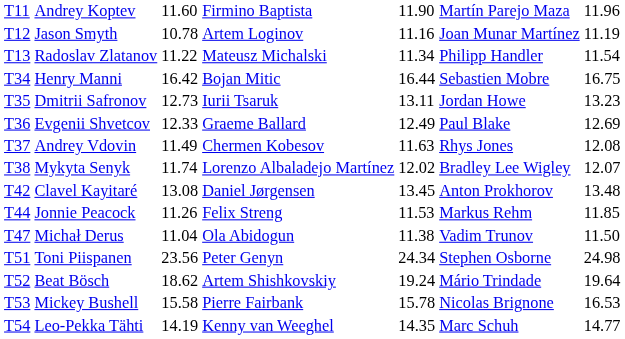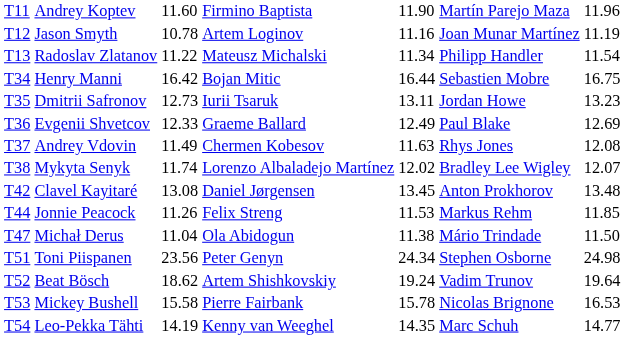(486, 235) Vadim Trunov -> (490, 235) Mário Trindade
(490, 280) Mário Trindade -> (486, 280) Vadim Trunov
